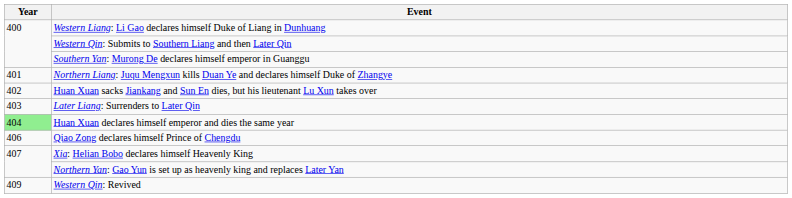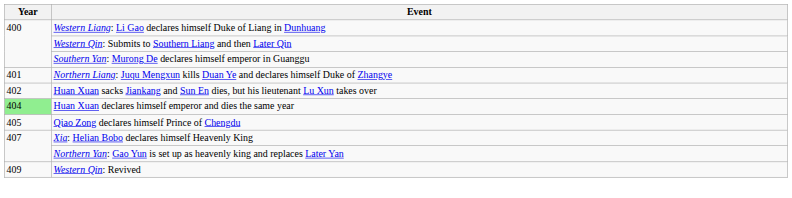- row: (127, 106)
(14, 138) 406 -> (14, 122) 405
